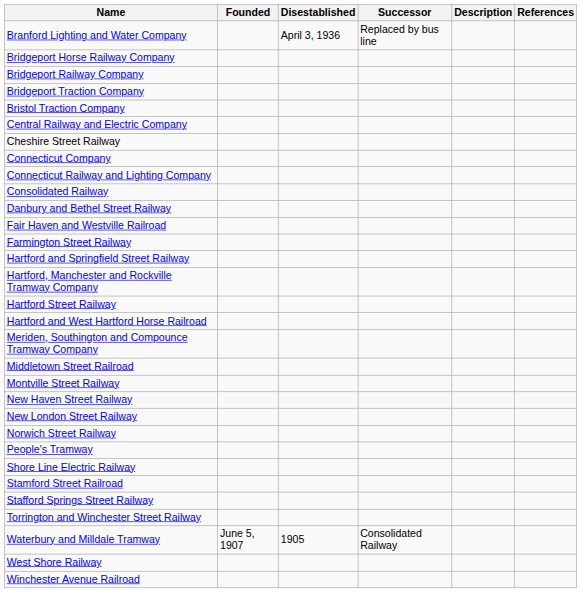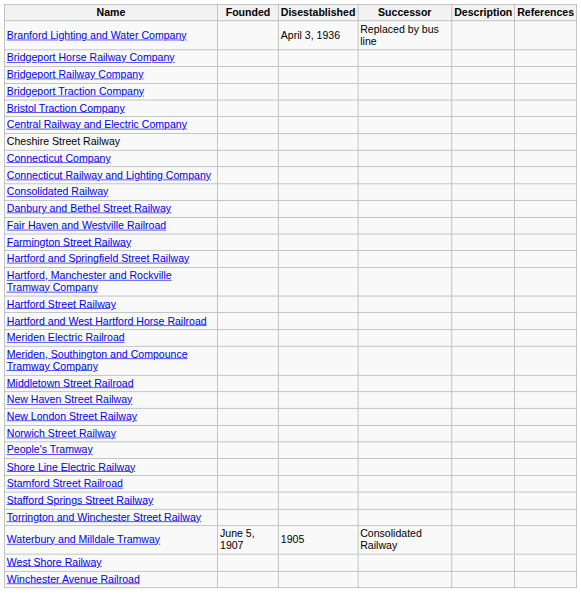+ row: (66, 338)
- row: (63, 383)
